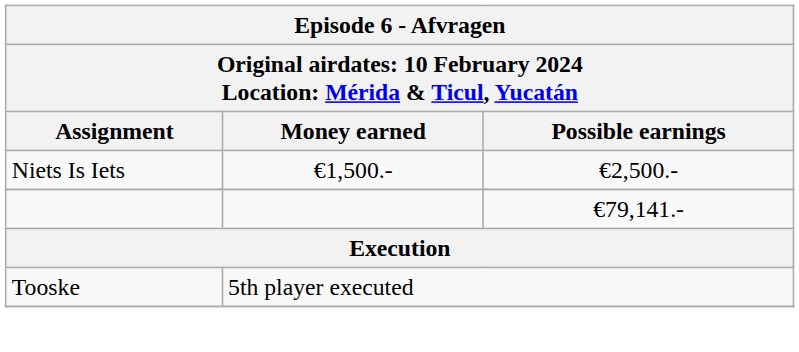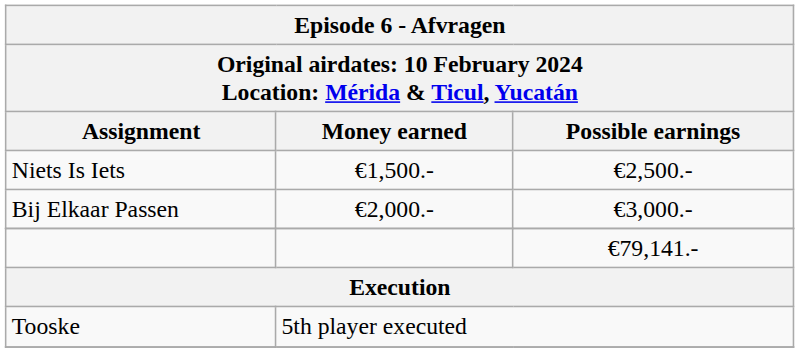+ row: (95, 209)
